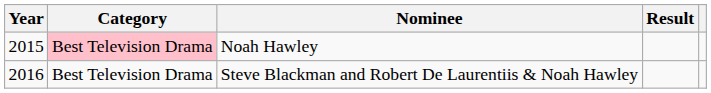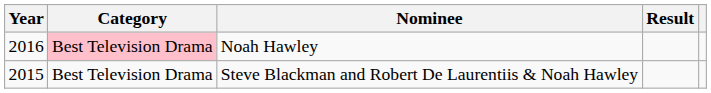(26, 46) 2015 -> (26, 46) 2016
(26, 74) 2016 -> (26, 74) 2015
